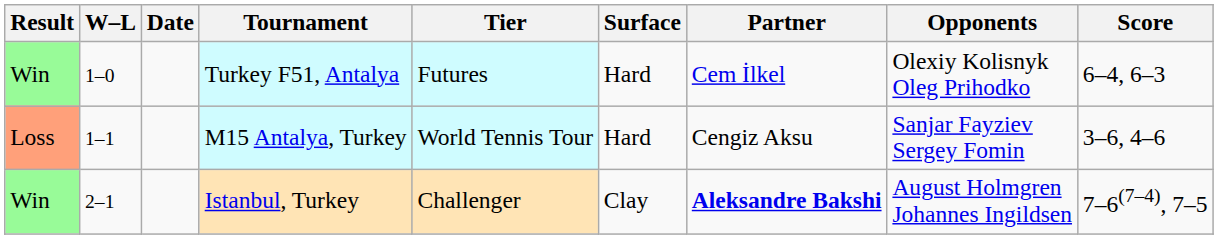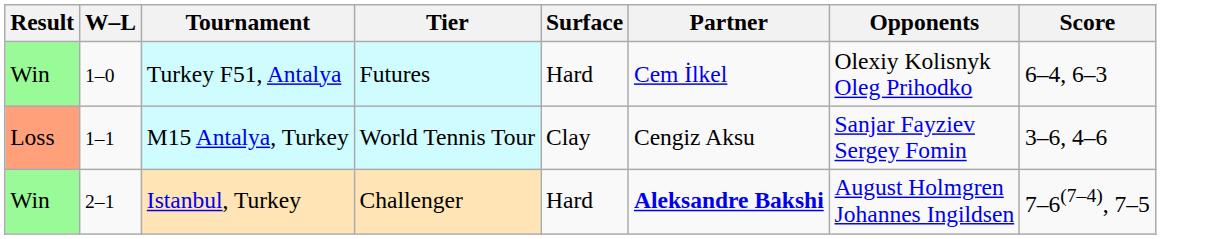- column: (170, 23)
(627, 137) Hard -> (568, 137) Clay
(626, 201) Clay -> (570, 201) Hard
